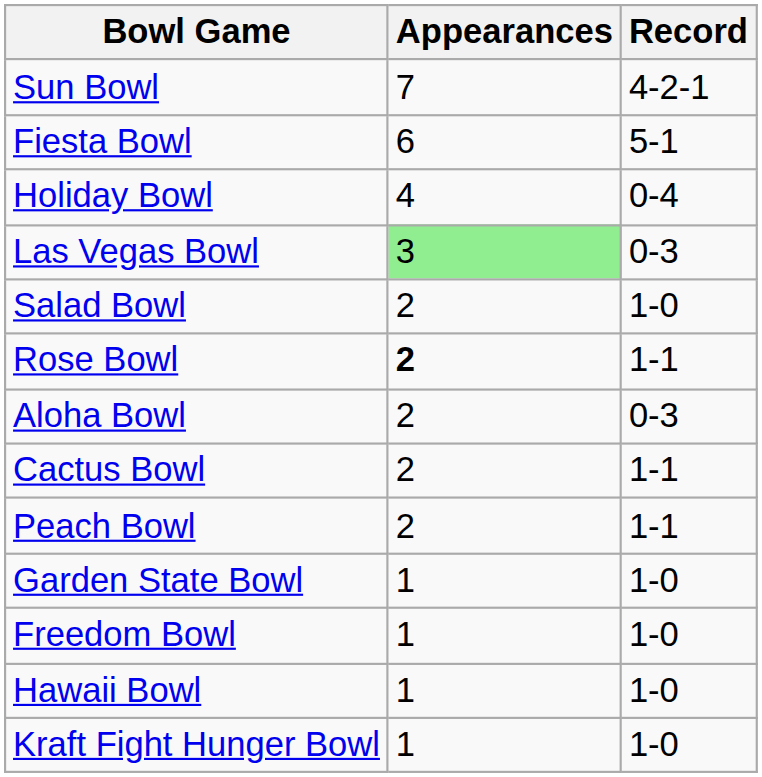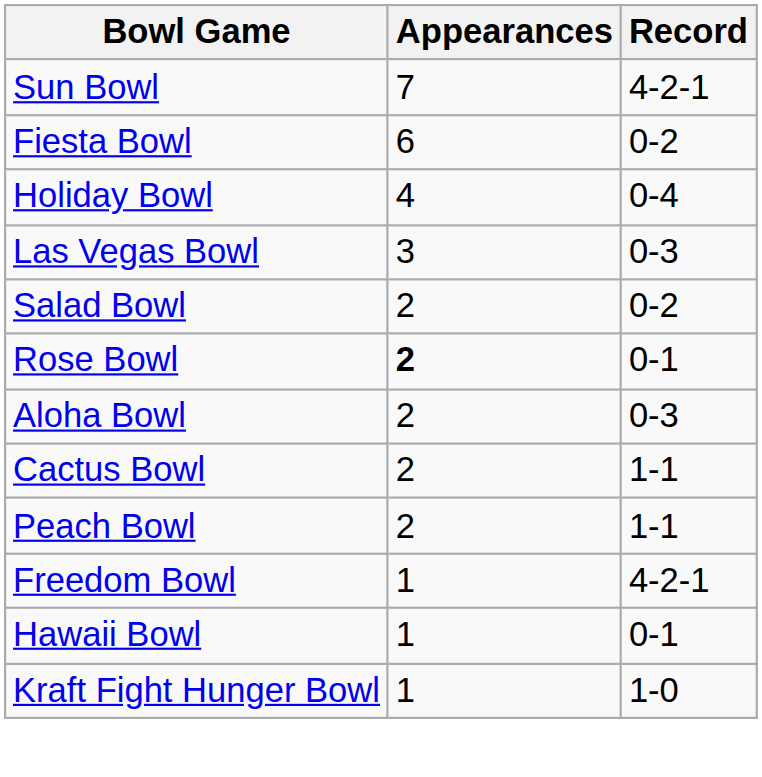(654, 141) 5-1 -> (654, 141) 0-2
(405, 251) lightgreen background -> (405, 251) no background
(654, 305) 1-0 -> (654, 305) 0-2
(654, 360) 1-1 -> (654, 360) 0-1
- row: (158, 580)
(654, 634) 1-0 -> (669, 580) 4-2-1
(654, 689) 1-0 -> (654, 634) 0-1
